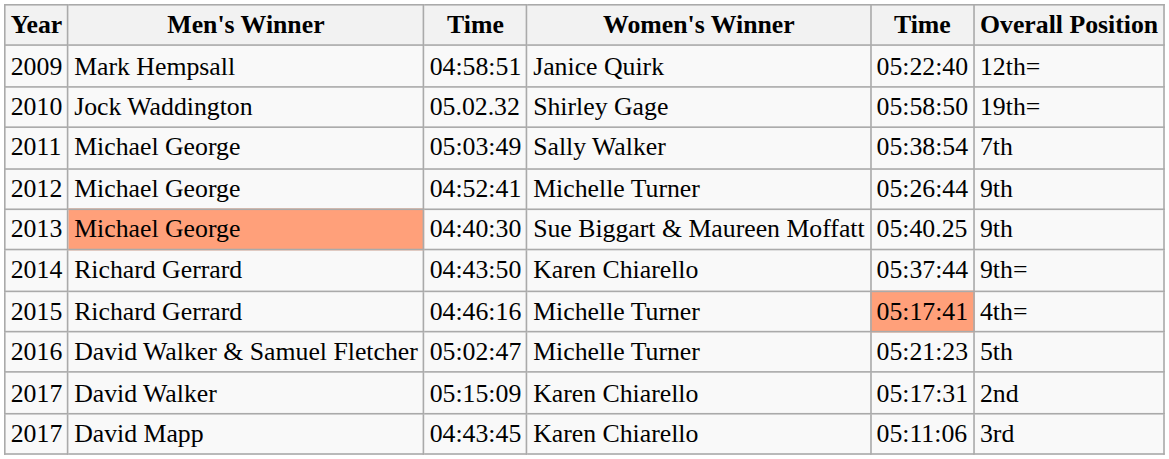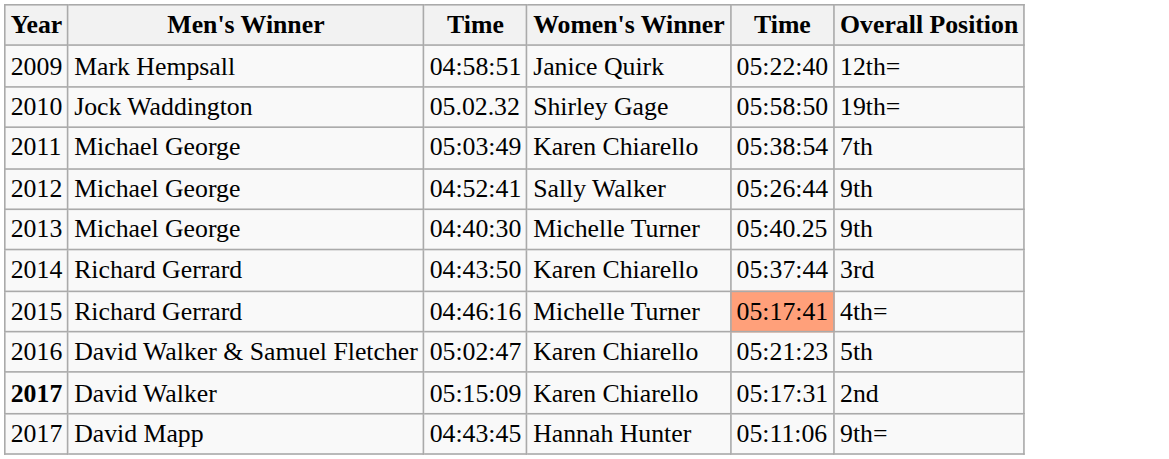(599, 147) Sally Walker -> (616, 147) Karen Chiarello
(617, 188) Michelle Turner -> (599, 188) Sally Walker
(157, 229) lightsalmon background -> (157, 229) no background
(699, 229) Sue Biggart & Maureen Moffatt -> (617, 229) Michelle Turner
(1004, 270) 9th= -> (857, 270) 3rd
(617, 351) Michelle Turner -> (616, 351) Karen Chiarello
(37, 392) normal -> (37, 392) bold
(616, 433) Karen Chiarello -> (612, 433) Hannah Hunter
(997, 433) 3rd -> (864, 433) 9th=
